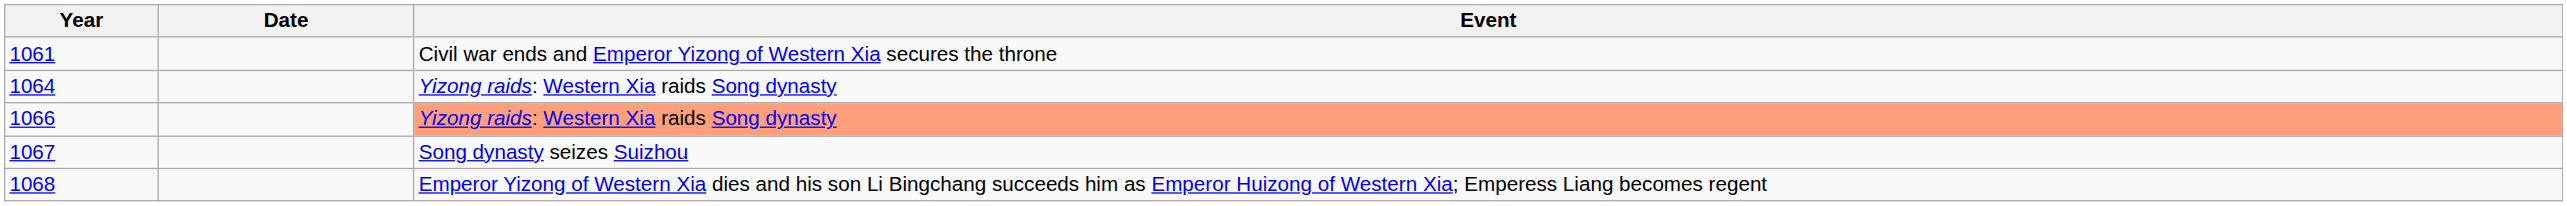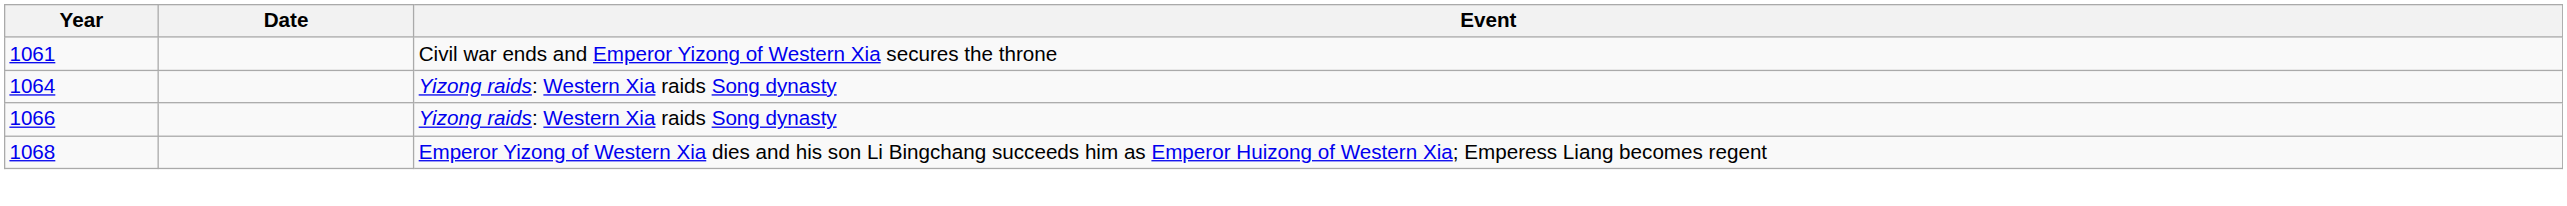(628, 119) lightsalmon background -> (628, 119) no background
- row: (32, 151)
